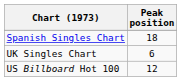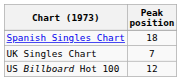(152, 53) 6 -> (152, 53) 7
